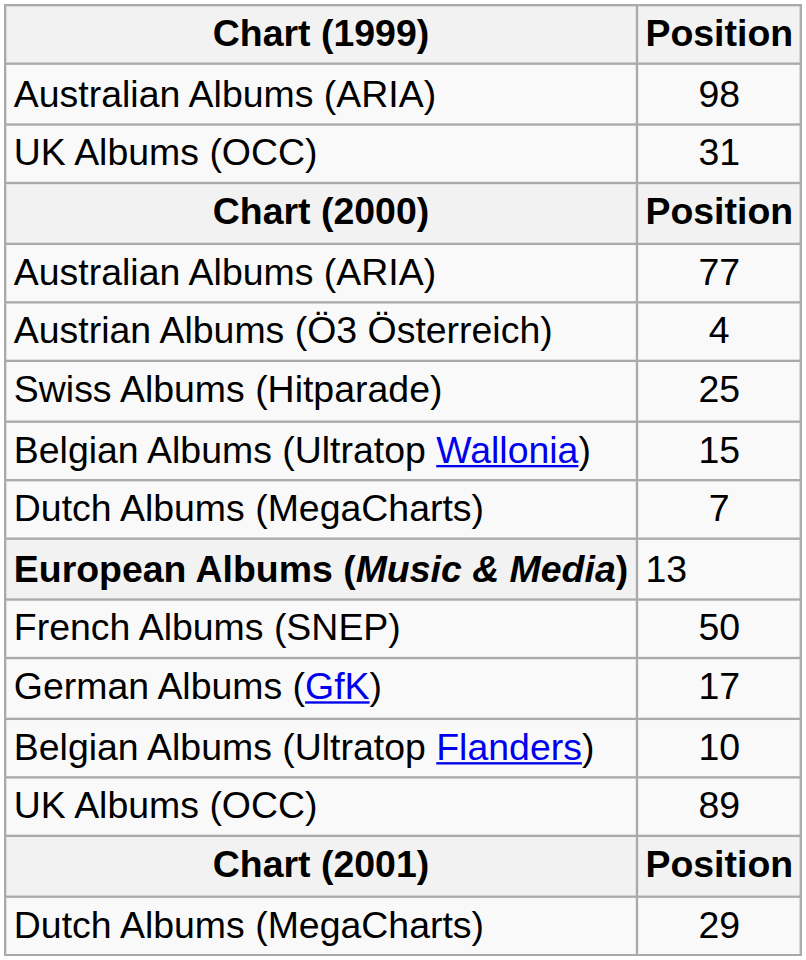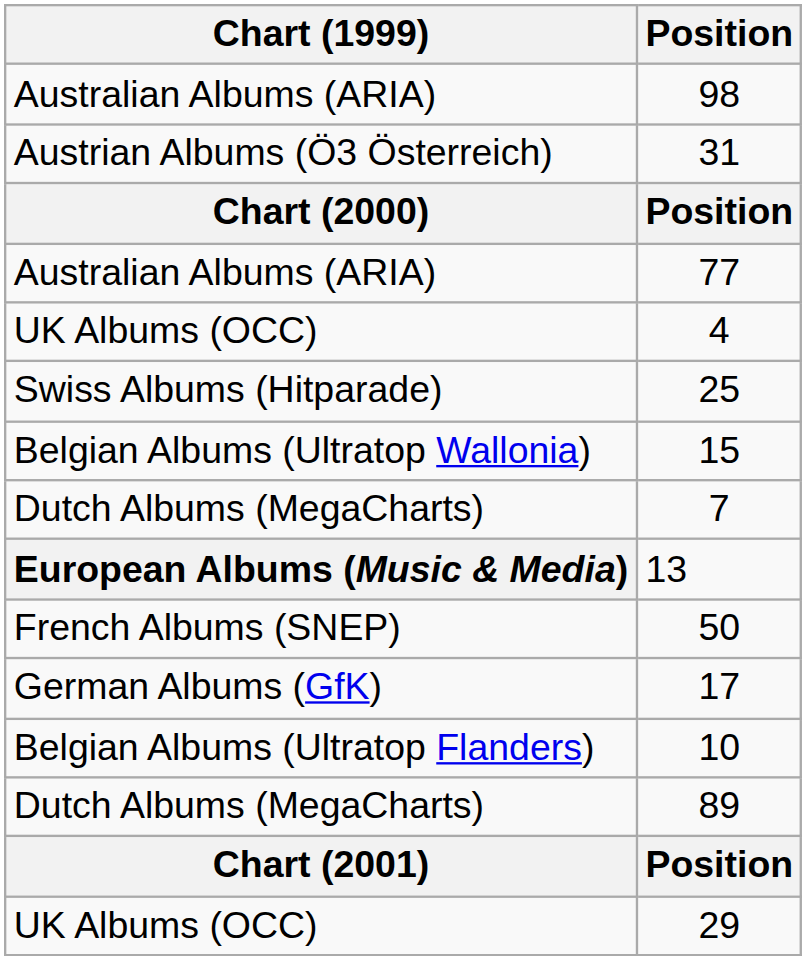(166, 152) UK Albums (OCC) -> (283, 152) Austrian Albums (Ö3 Österreich)
(283, 331) Austrian Albums (Ö3 Österreich) -> (166, 331) UK Albums (OCC)
(166, 806) UK Albums (OCC) -> (249, 806) Dutch Albums (MegaCharts)
(249, 924) Dutch Albums (MegaCharts) -> (166, 924) UK Albums (OCC)
